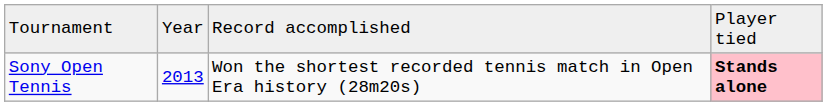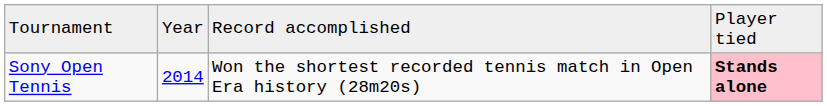(183, 77) 2013 -> (183, 77) 2014
